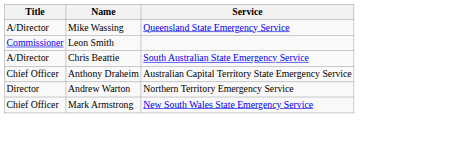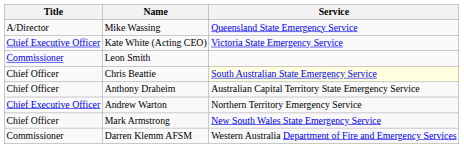+ row: (156, 43)
(28, 58) A/Director -> (33, 74) Chief Officer
(226, 58) no background -> (294, 74) lightyellow background
(23, 89) Director -> (53, 105) Chief Executive Officer
+ row: (148, 136)
